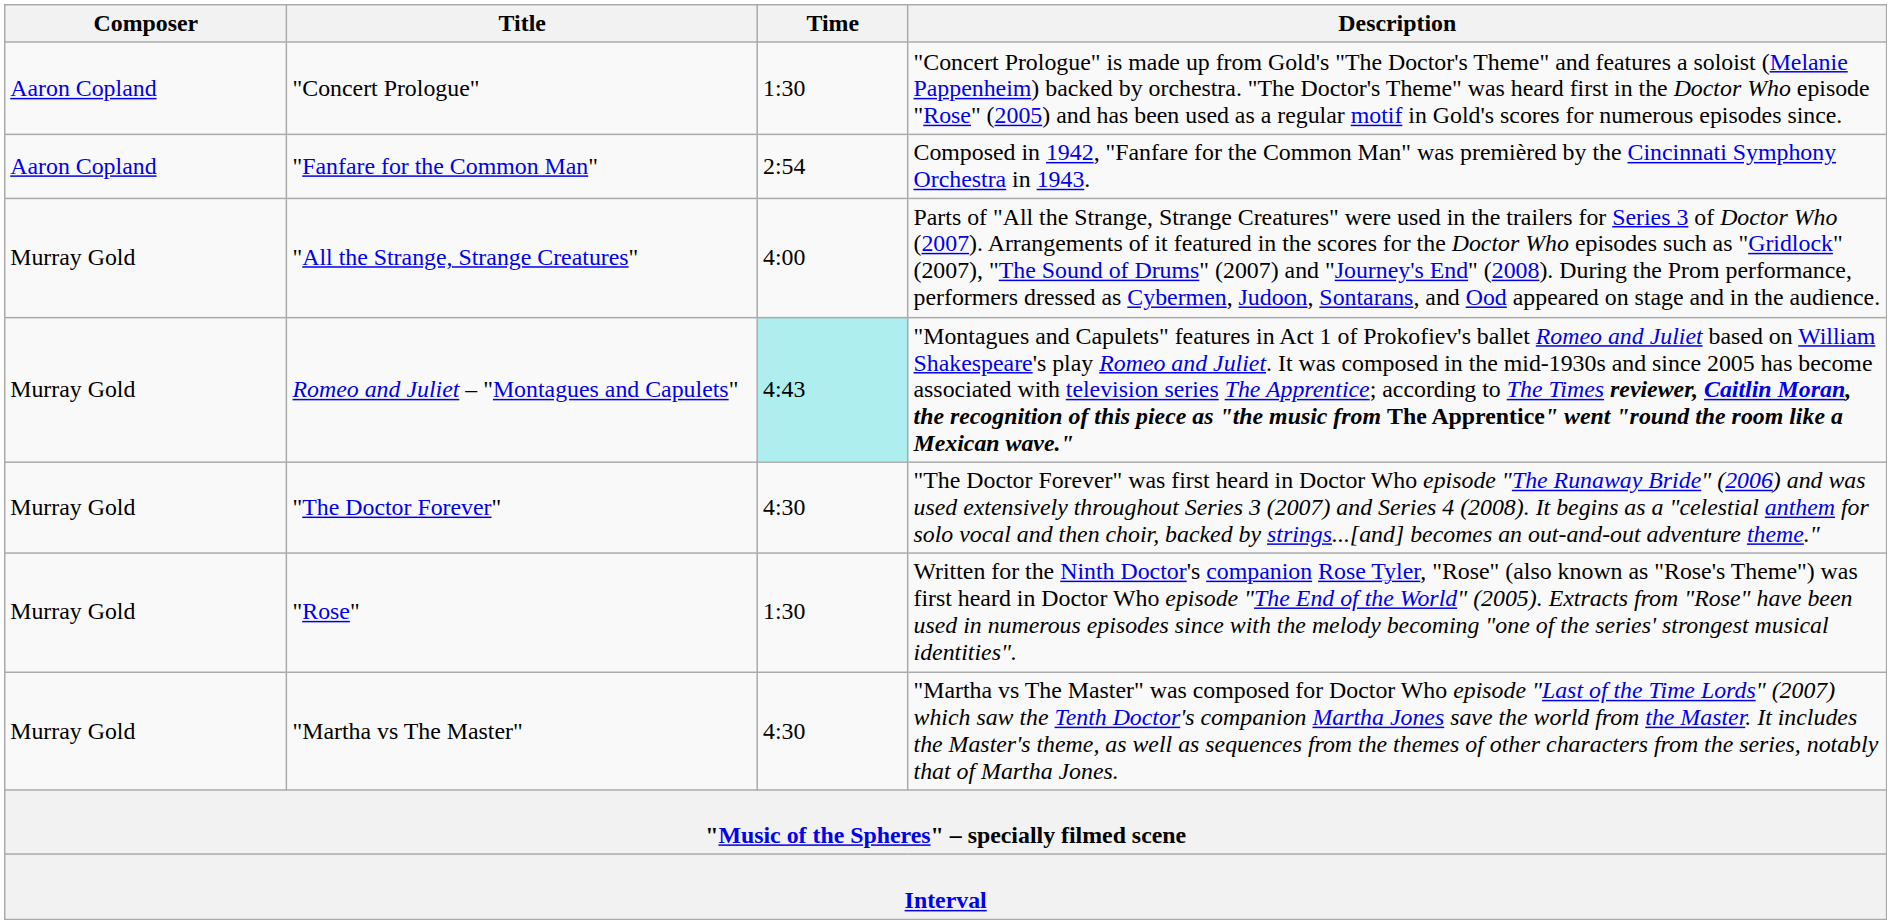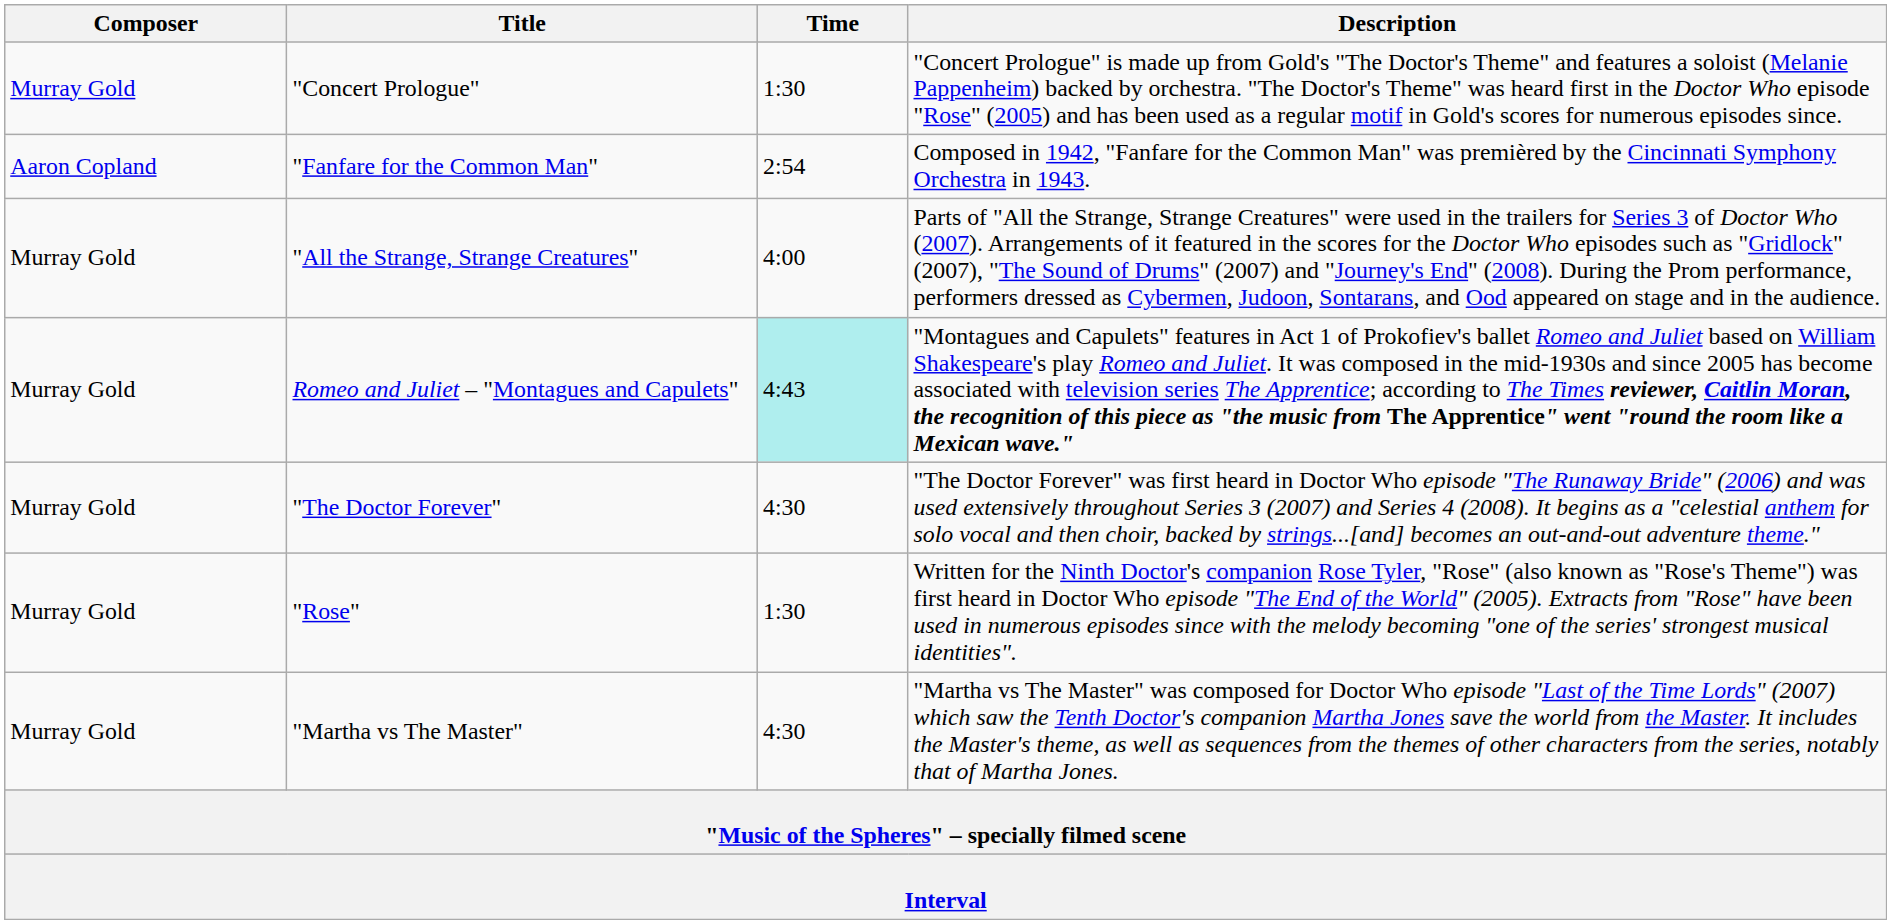(83, 88) Aaron Copland -> (73, 88) Murray Gold
